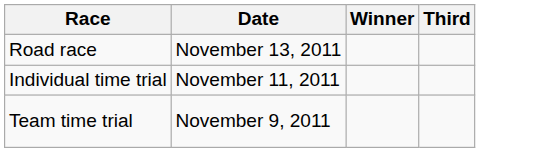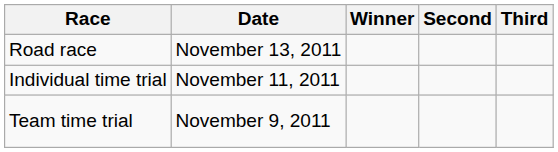+ column: (458, 19)
